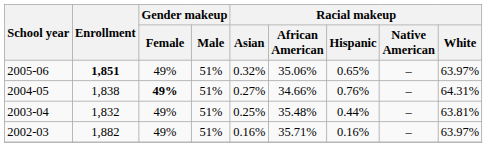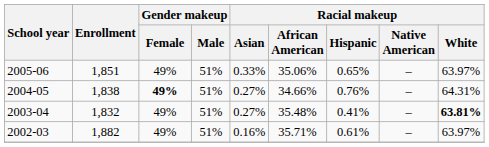(105, 70) bold -> (105, 70) normal
(249, 70) 0.32% -> (249, 70) 0.33%
(249, 111) 0.25% -> (249, 111) 0.27%
(353, 111) 0.44% -> (353, 111) 0.41%
(460, 111) normal -> (461, 111) bold
(353, 132) 0.16% -> (353, 132) 0.61%
